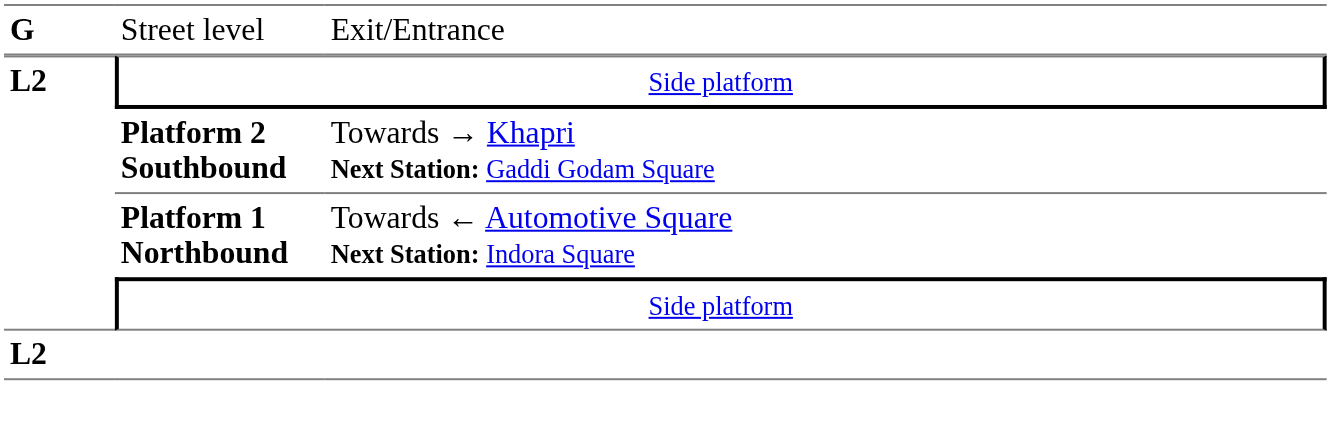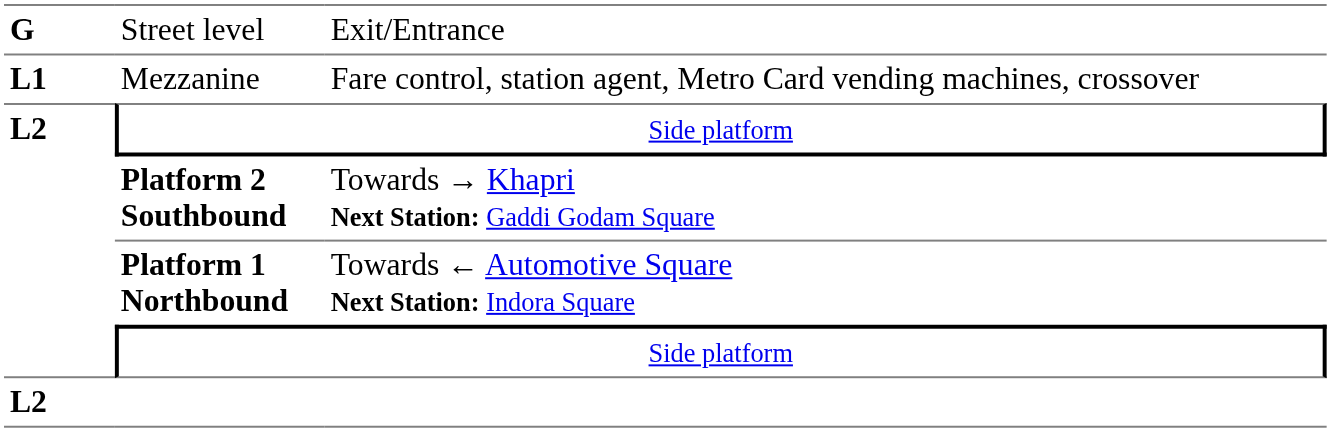+ row: (190, 78)
